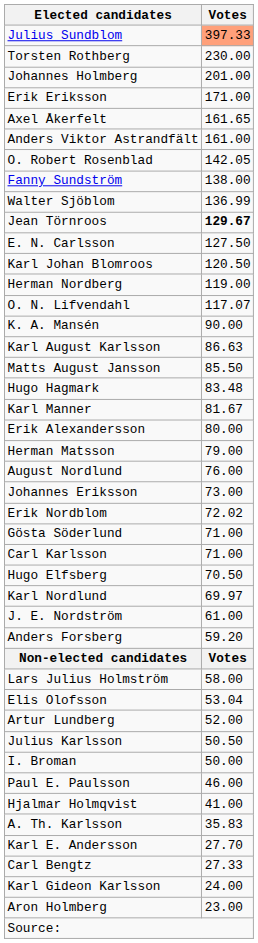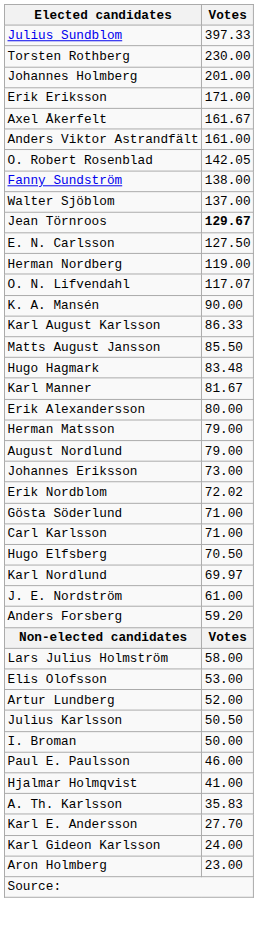(228, 36) lightsalmon background -> (228, 36) no background
(228, 119) 161.65 -> (228, 119) 161.67
(228, 202) 136.99 -> (228, 202) 137.00
- row: (80, 264)
(224, 347) 86.63 -> (224, 326) 86.33
(224, 472) 76.00 -> (224, 451) 79.00
(224, 700) 53.04 -> (224, 679) 53.00
- row: (50, 866)
